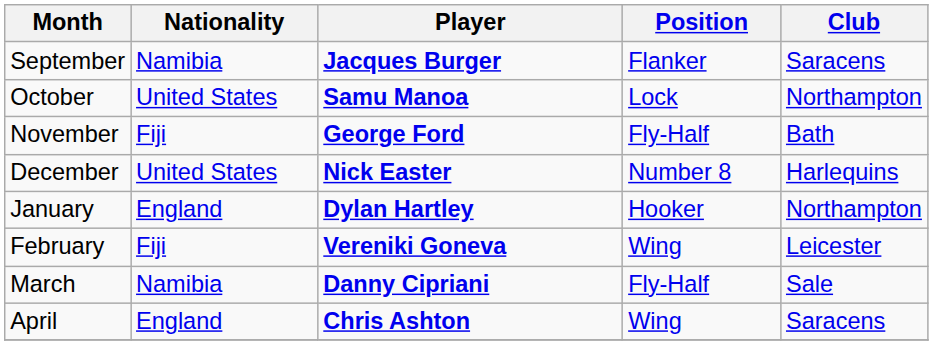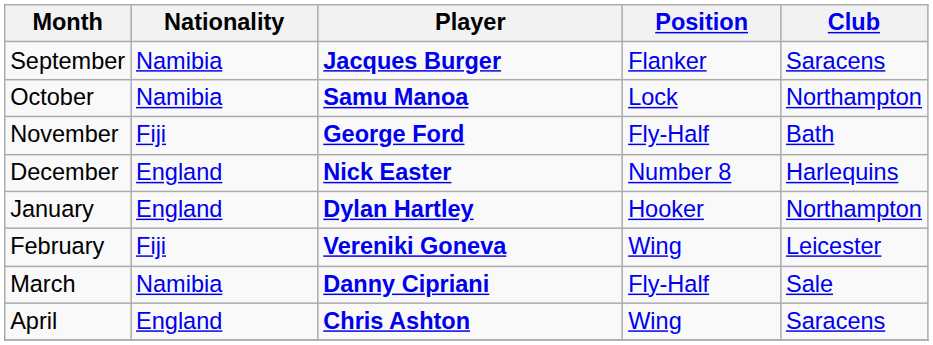(207, 97) United States -> (179, 97) Namibia
(207, 172) United States -> (179, 172) England
